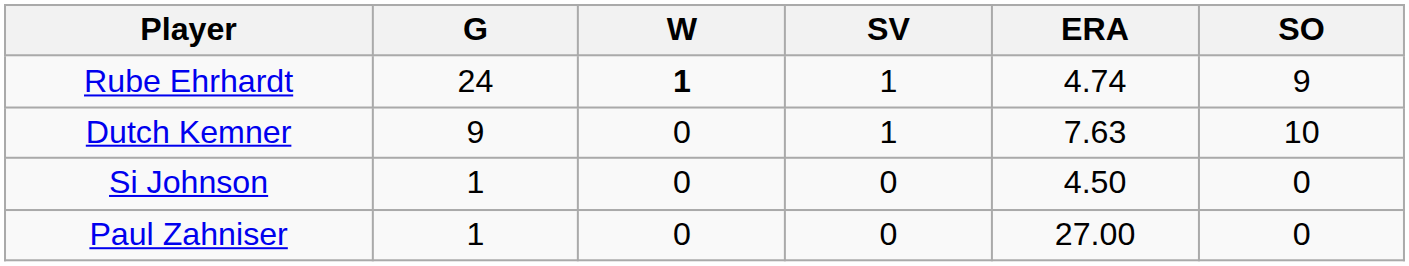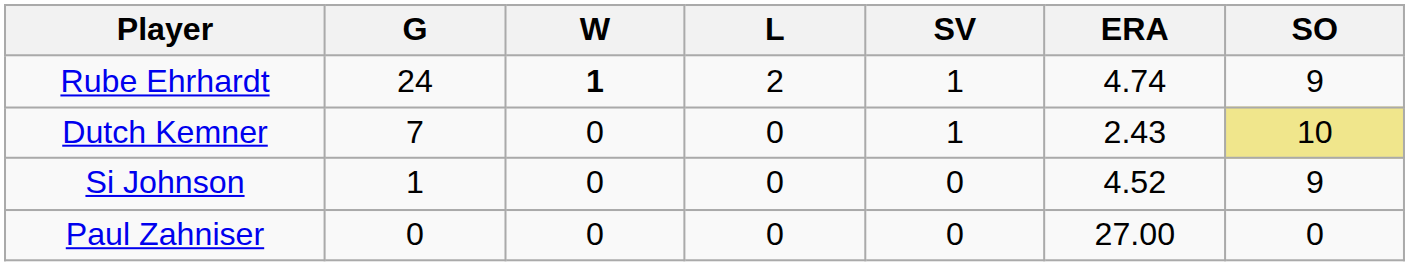+ column: (775, 30)
(475, 132) 9 -> (415, 132) 7
(1095, 132) 7.63 -> (1135, 132) 2.43
(1302, 132) no background -> (1315, 132) khaki background
(1095, 183) 4.50 -> (1135, 183) 4.52
(1302, 183) 0 -> (1315, 183) 9
(475, 234) 1 -> (415, 234) 0
